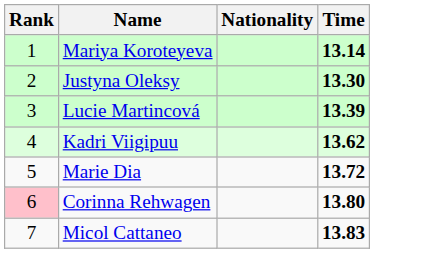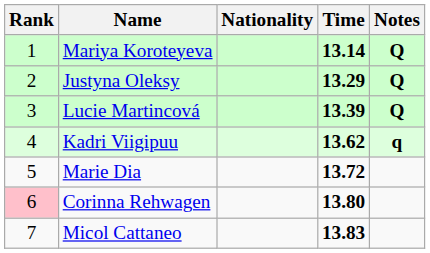+ column: (397, 19)
(344, 80) 13.30 -> (344, 80) 13.29
